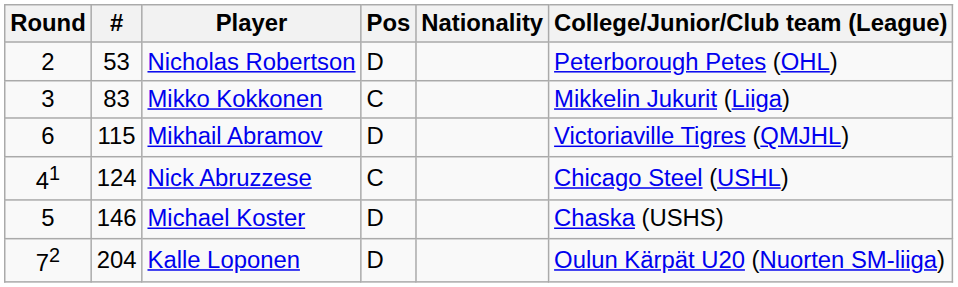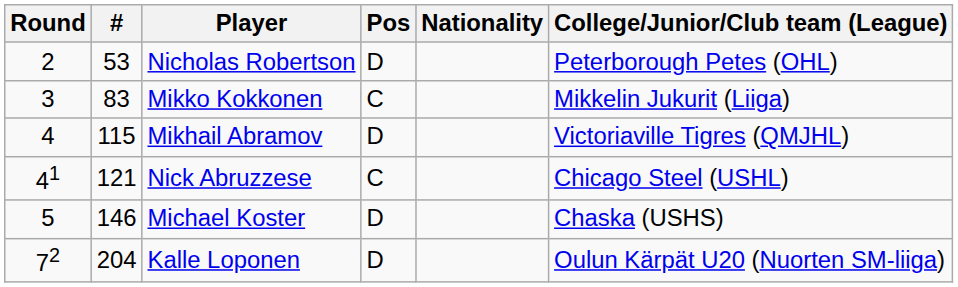(48, 136) 6 -> (48, 136) 4
(117, 177) 124 -> (117, 177) 121
